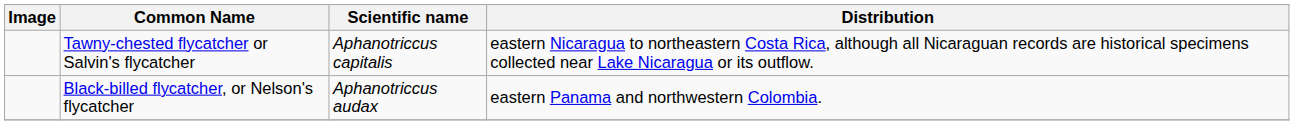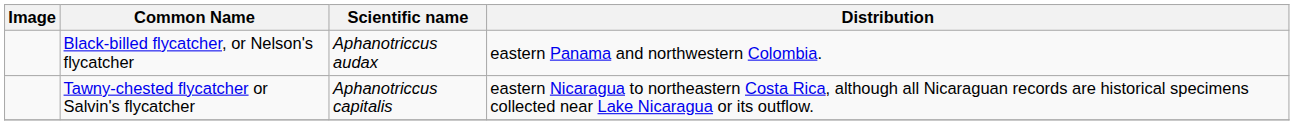rows swapped: (166, 52) <-> (188, 97)
